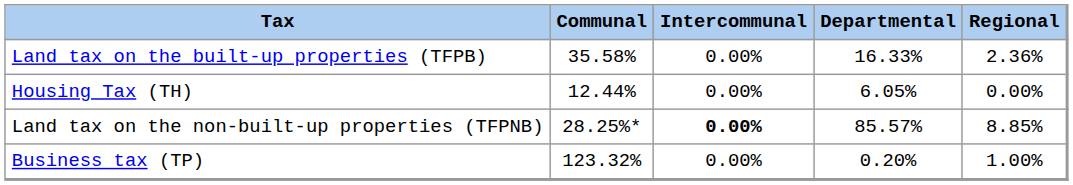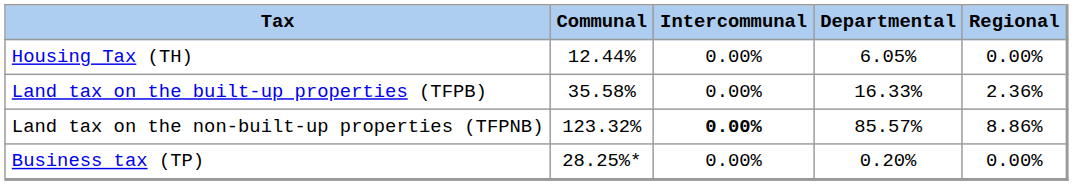rows swapped: (102, 92) <-> (249, 57)
(602, 127) 28.25%* -> (602, 127) 123.32%
(1014, 127) 8.85% -> (1014, 127) 8.86%
(602, 161) 123.32% -> (602, 161) 28.25%*
(1014, 161) 1.00% -> (1014, 161) 0.00%
